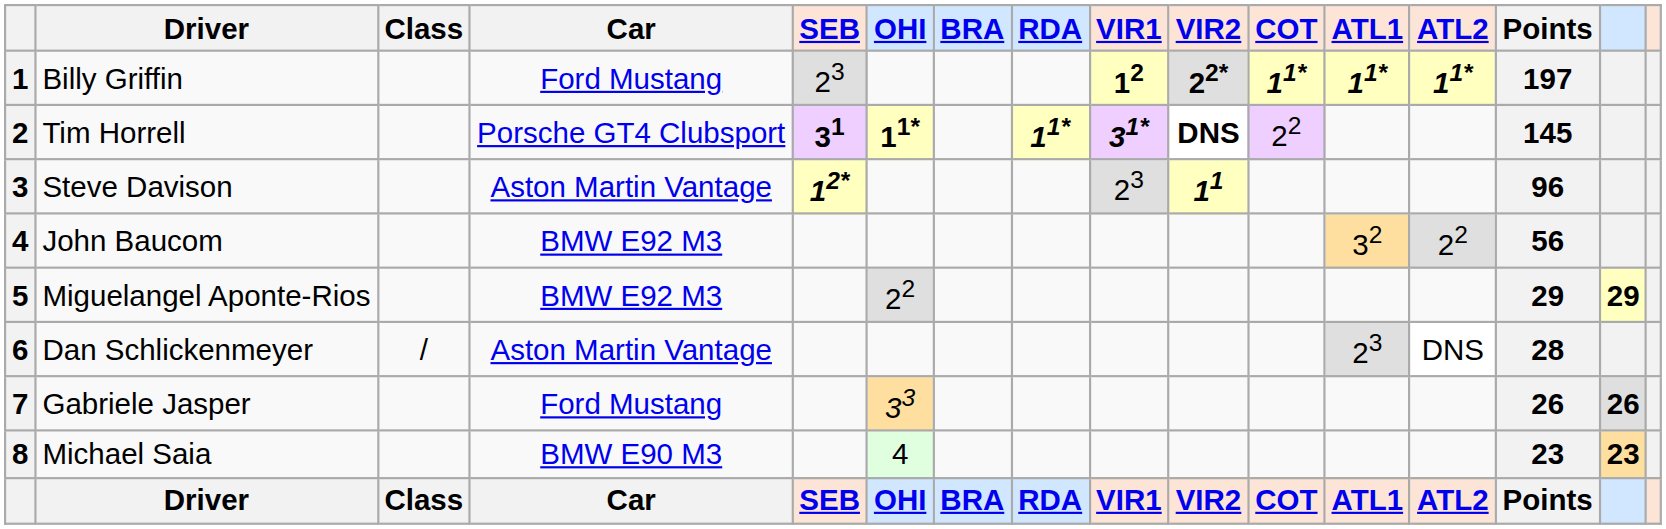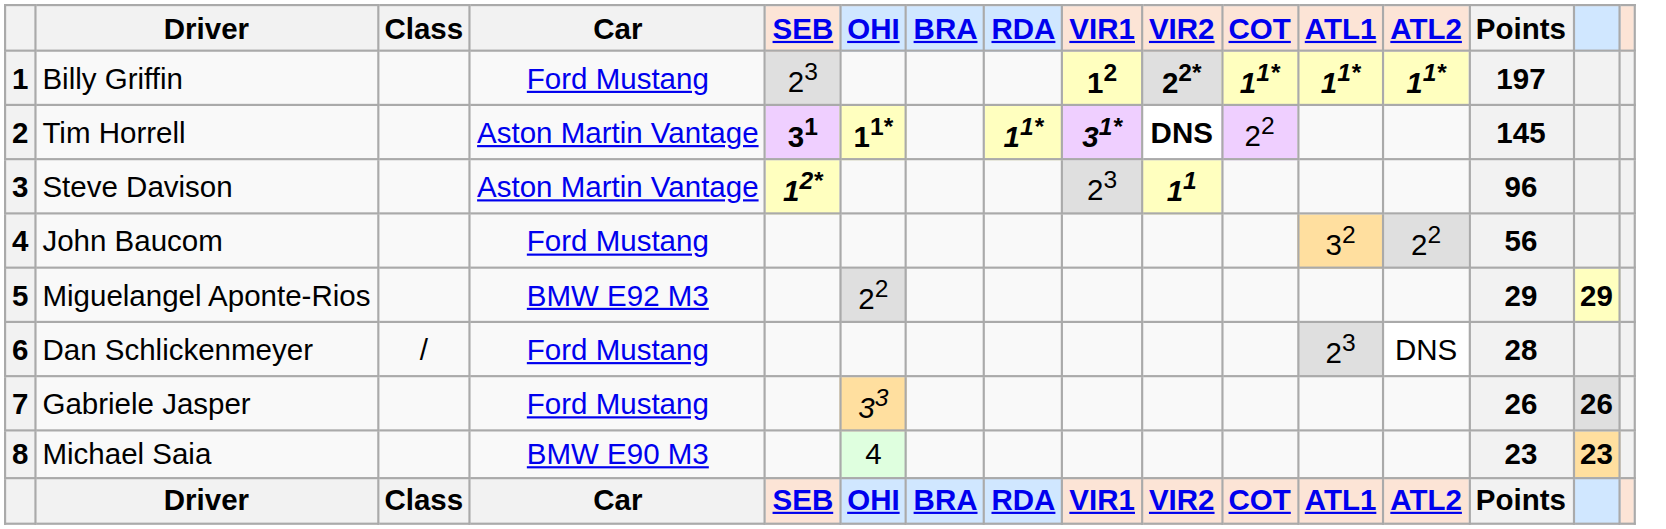(631, 132) Porsche GT4 Clubsport -> (618, 132) Aston Martin Vantage
(631, 241) BMW E92 M3 -> (618, 241) Ford Mustang
(631, 349) Aston Martin Vantage -> (618, 349) Ford Mustang
